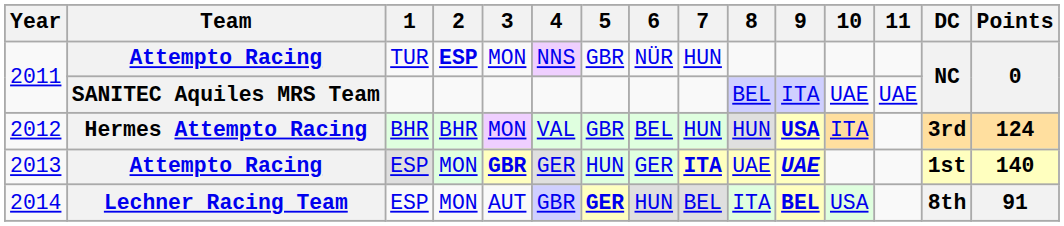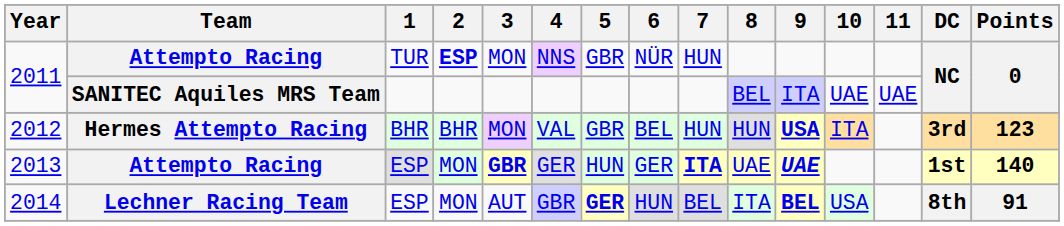(1015, 131) 124 -> (1015, 131) 123
